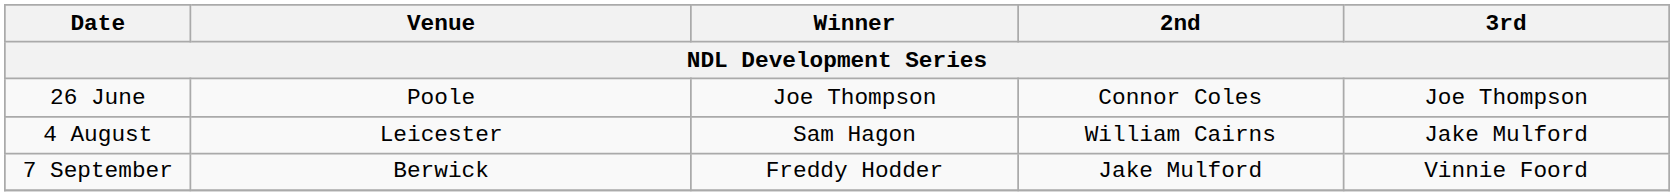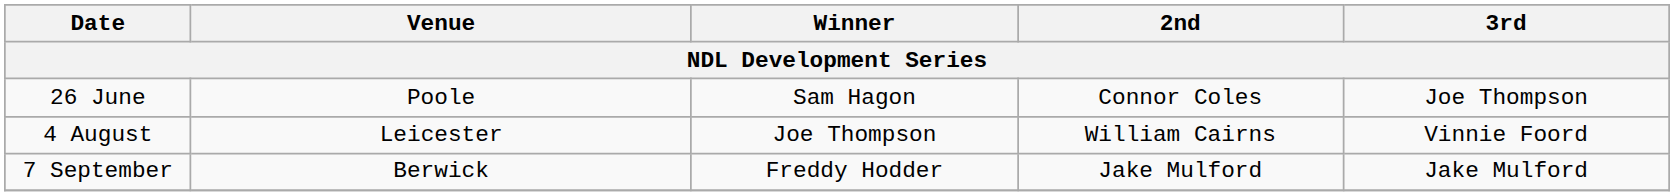(854, 98) Joe Thompson -> (854, 98) Sam Hagon
(854, 135) Sam Hagon -> (854, 135) Joe Thompson
(1506, 135) Jake Mulford -> (1506, 135) Vinnie Foord
(1506, 172) Vinnie Foord -> (1506, 172) Jake Mulford
